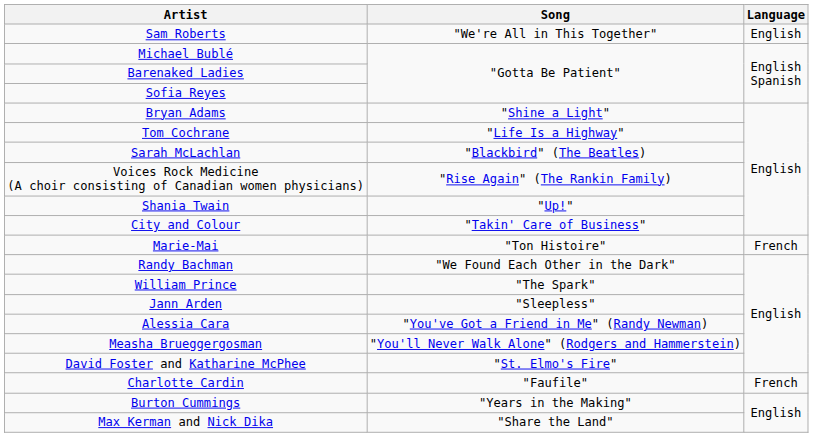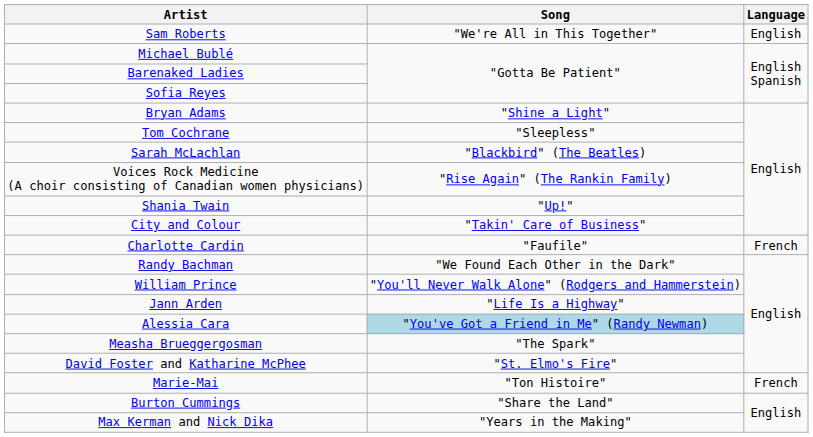(555, 133) "Life Is a Highway" -> (555, 133) "Sleepless"
rows swapped: (186, 383) <-> (186, 245)
(555, 284) "The Spark" -> (555, 284) "You'll Never Walk Alone" (Rodgers and Hammerstein)
(555, 304) "Sleepless" -> (555, 304) "Life Is a Highway"
(555, 324) no background -> (555, 324) lightblue background
(555, 344) "You'll Never Walk Alone" (Rodgers and Hammerstein) -> (555, 344) "The Spark"
(555, 403) "Years in the Making" -> (555, 403) "Share the Land"
(555, 422) "Share the Land" -> (555, 422) "Years in the Making"
